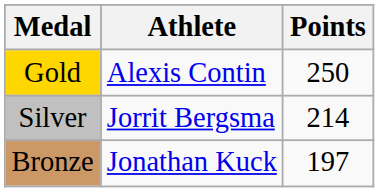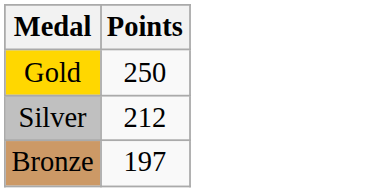- column: (192, 27)
(328, 117) 214 -> (145, 117) 212
